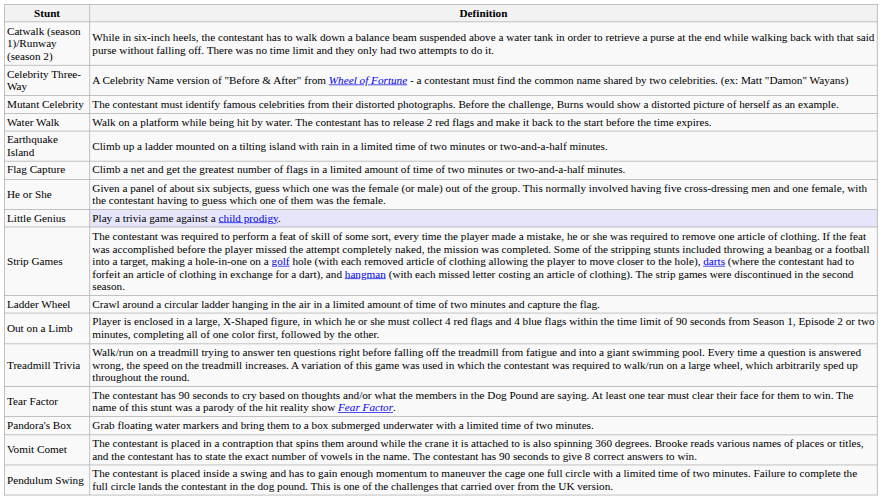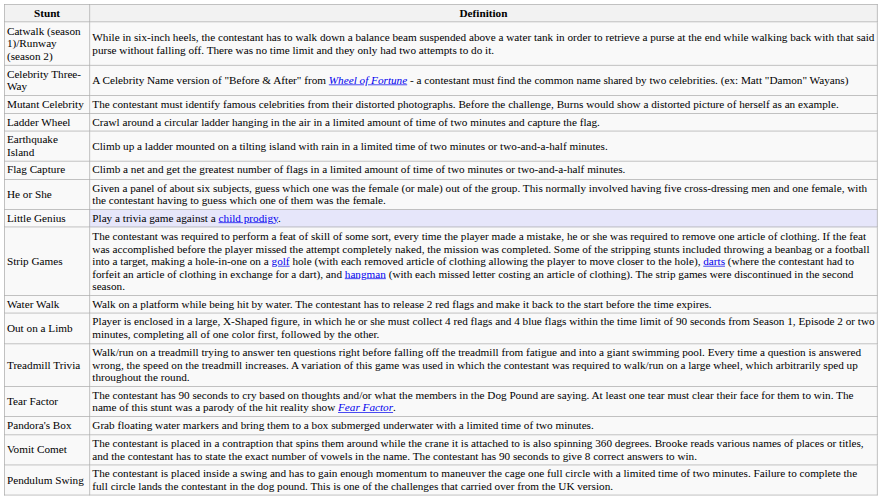rows swapped: (39, 304) <-> (33, 122)
